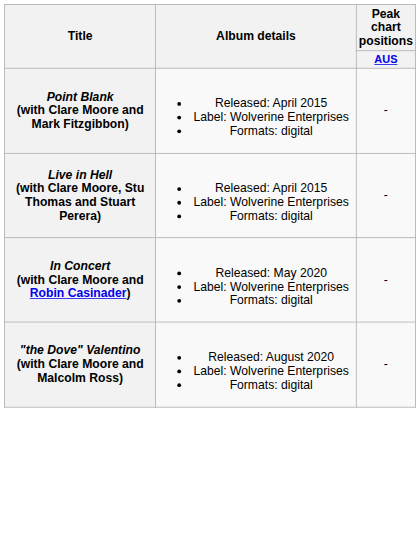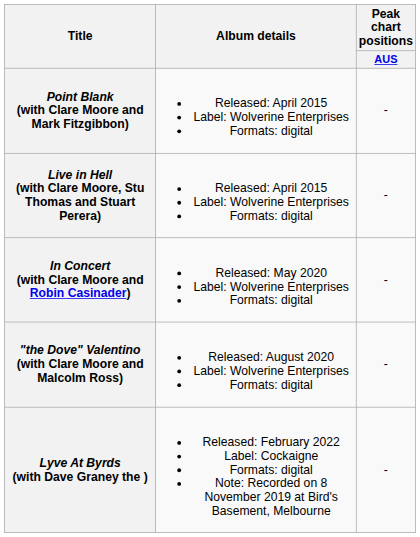+ row: (80, 469)
